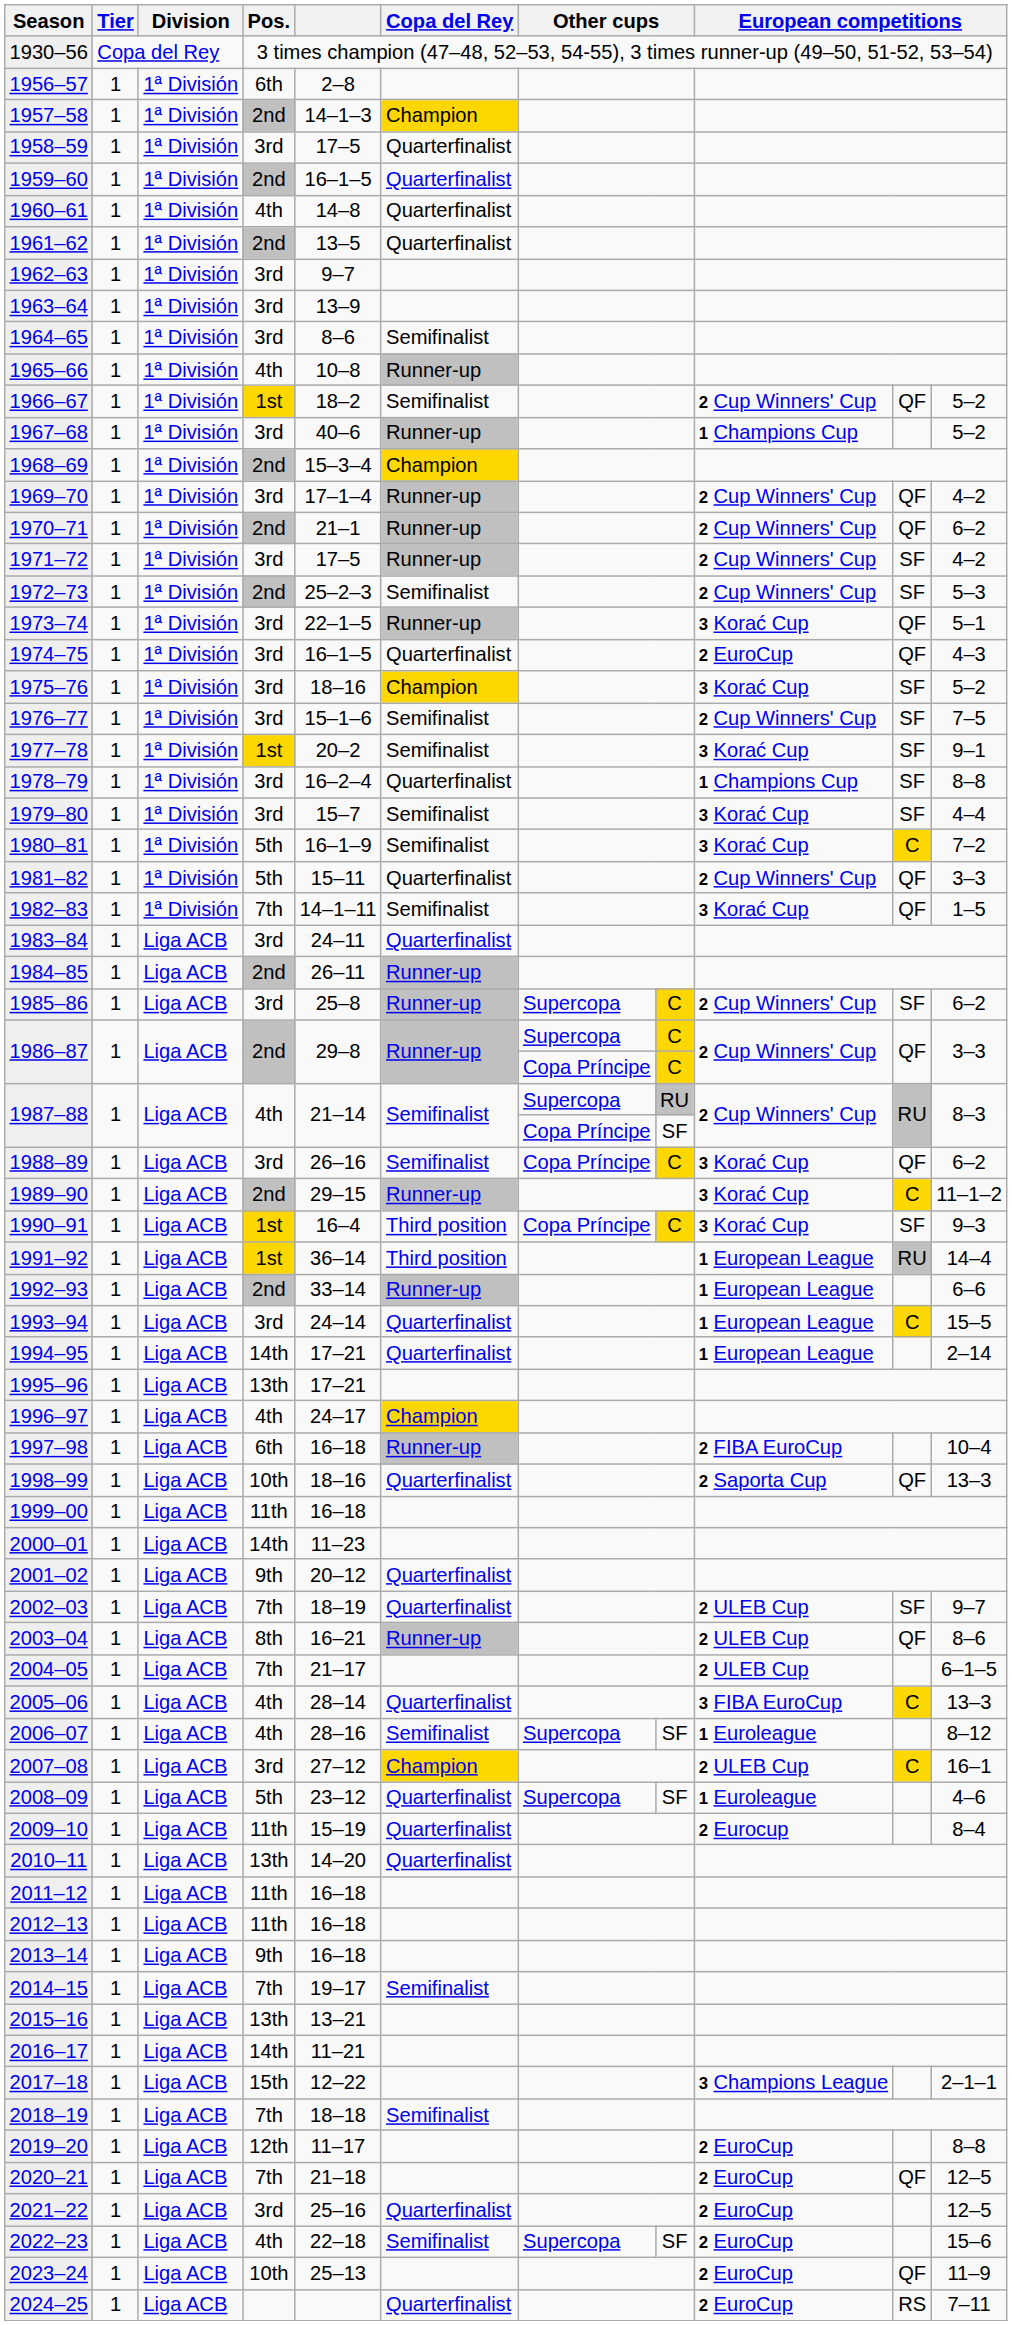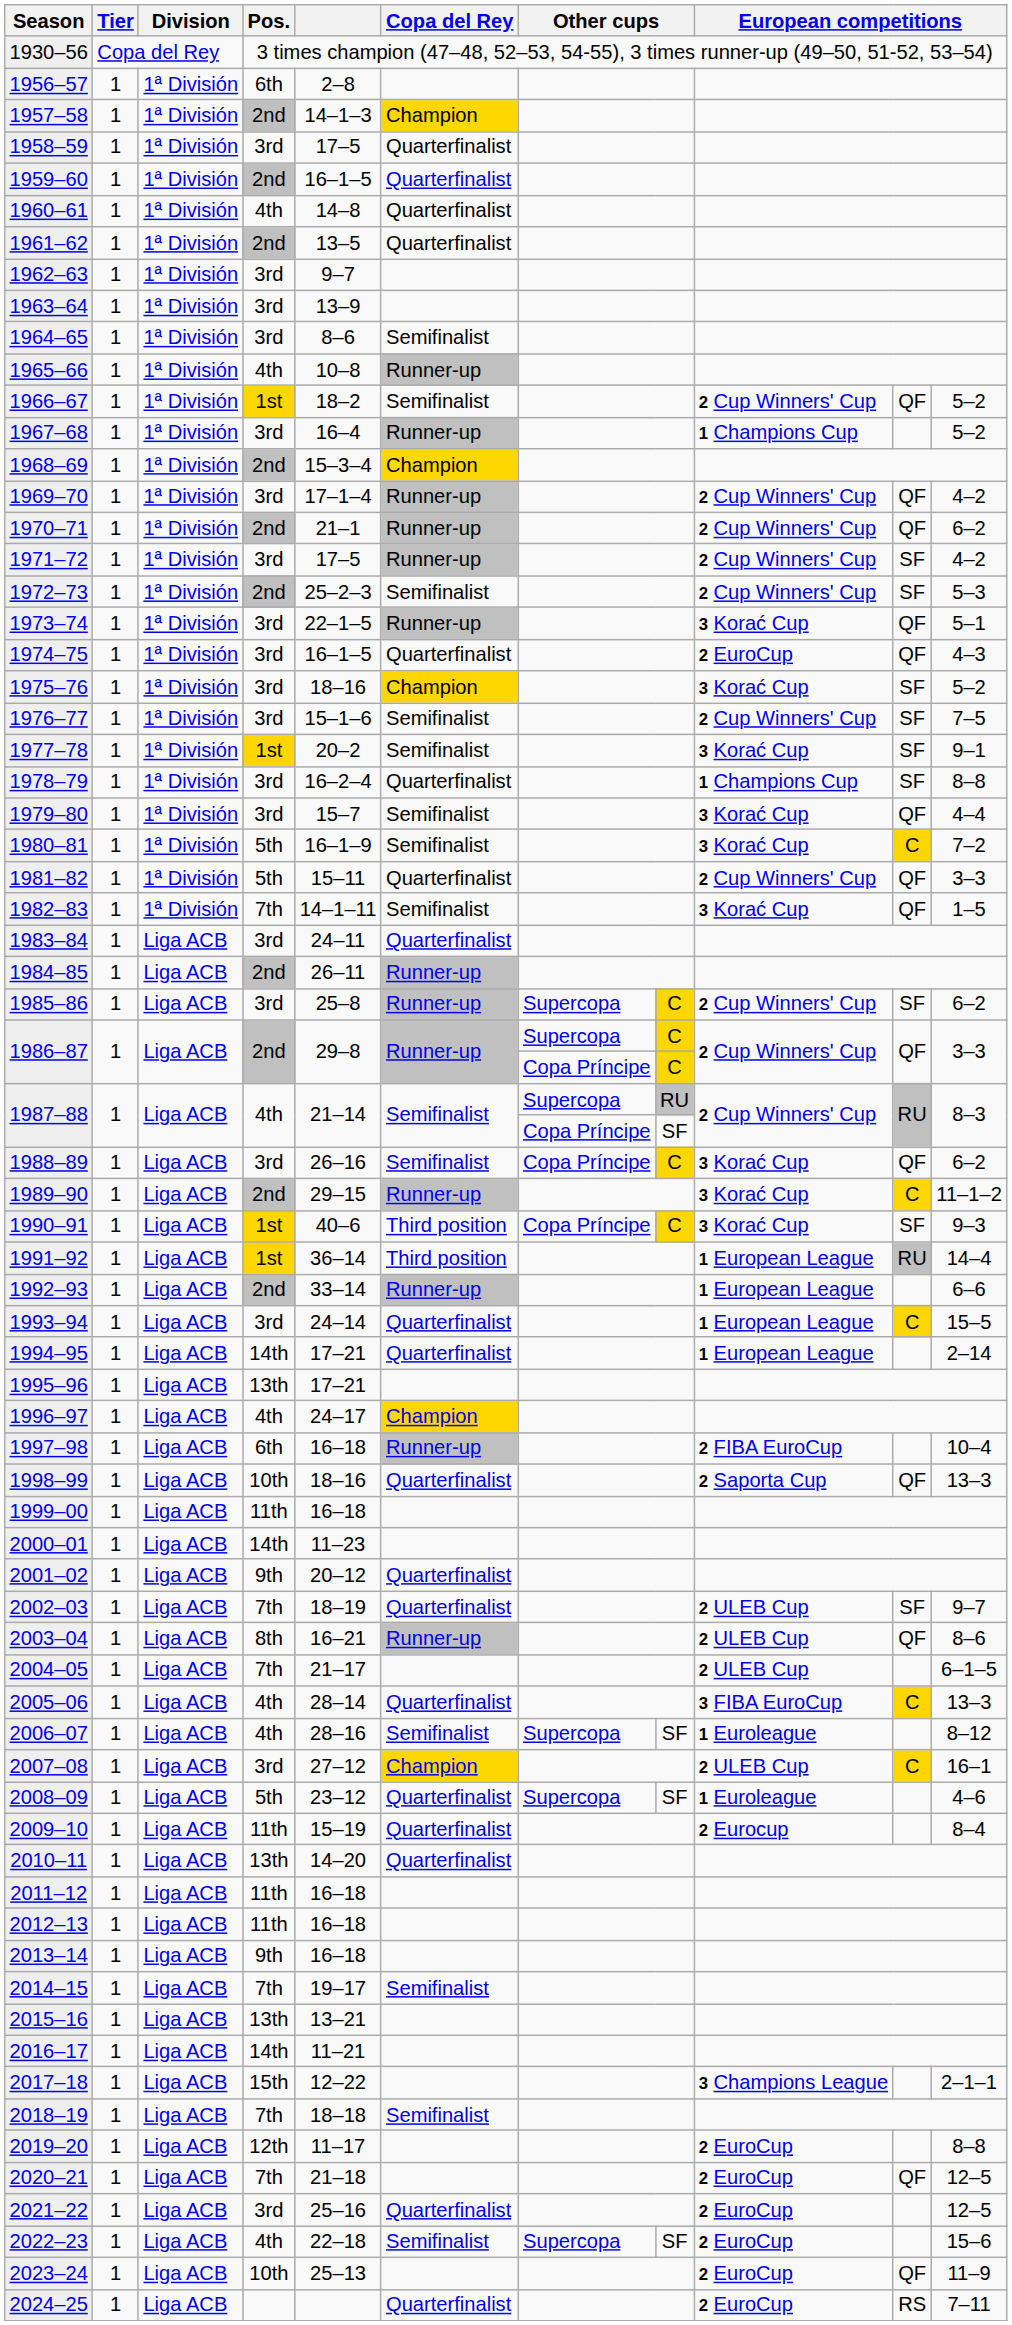(338, 433) 40–6 -> (338, 433) 16–4
(912, 813) SF -> (912, 813) QF
(338, 1226) 16–4 -> (338, 1226) 40–6
